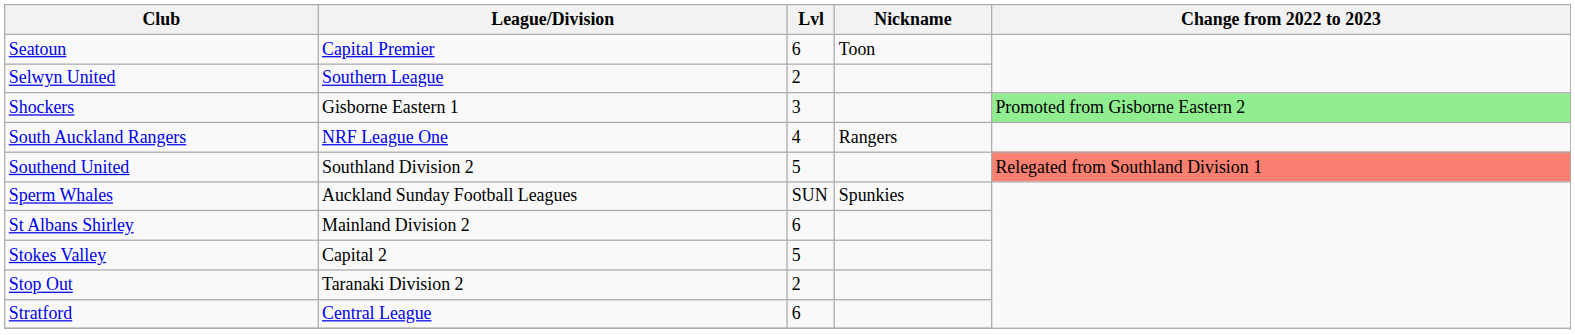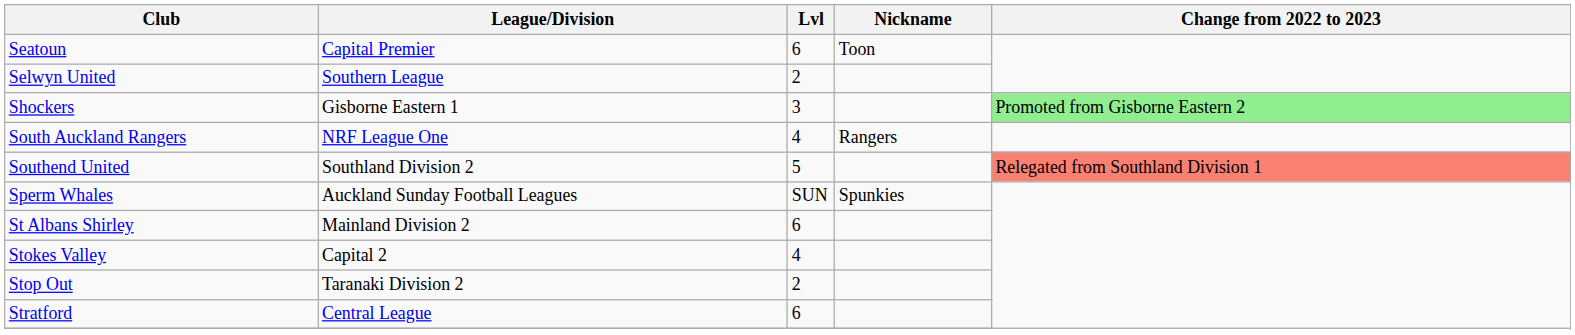(796, 255) 5 -> (796, 255) 4
